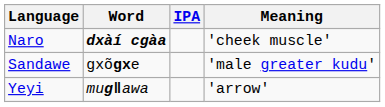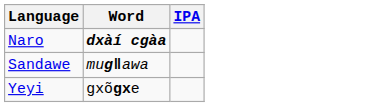- column: (292, 17)
(113, 65) gxõgxe -> (117, 65) mugǁawa
(117, 89) mugǁawa -> (113, 89) gxõgxe
